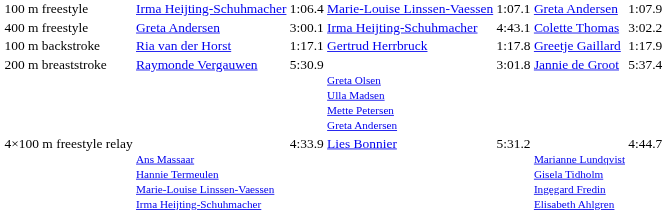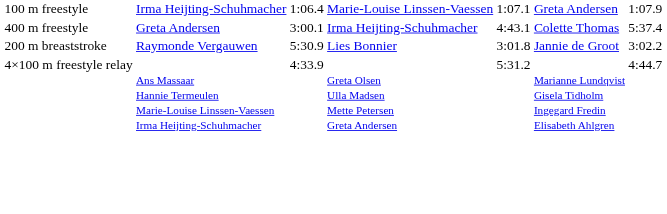(645, 27) 3:02.2 -> (645, 27) 5:37.4
- row: (52, 46)
(362, 103) Greta Olsen Ulla Madsen Mette Petersen Greta Andersen -> (362, 46) Lies Bonnier
(645, 64) 5:37.4 -> (645, 46) 3:02.2
(362, 143) Lies Bonnier -> (362, 103) Greta Olsen Ulla Madsen Mette Petersen Greta Andersen
